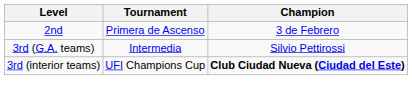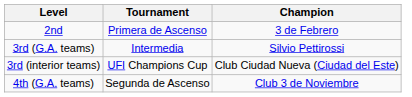(308, 65) bold -> (307, 65) normal
+ row: (54, 83)
